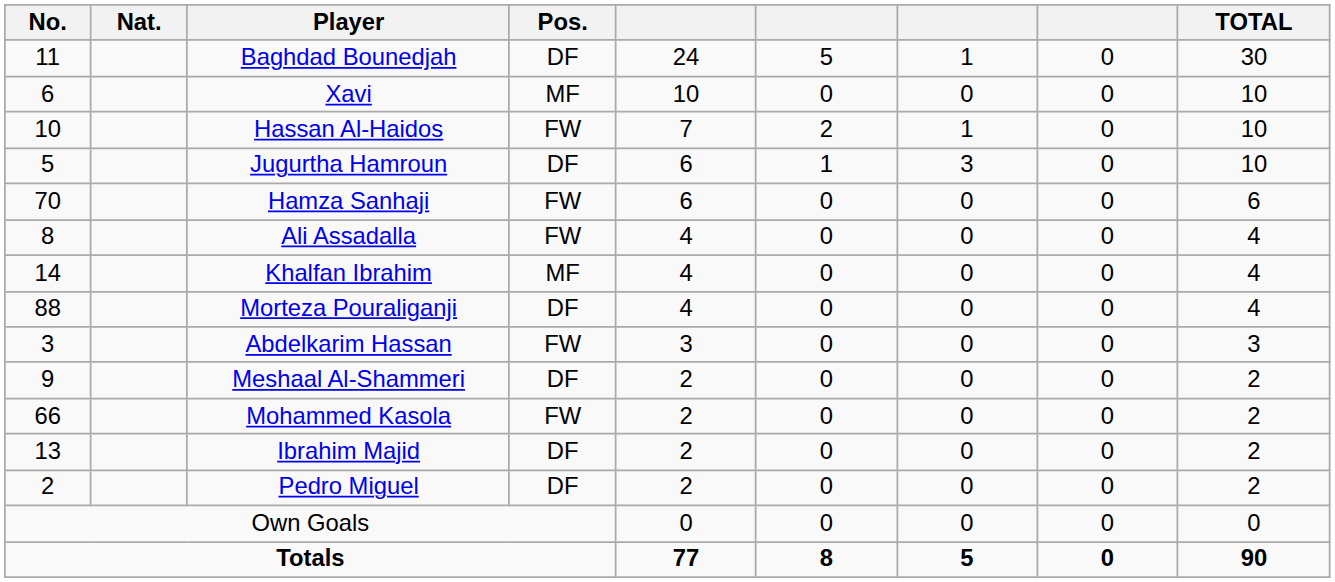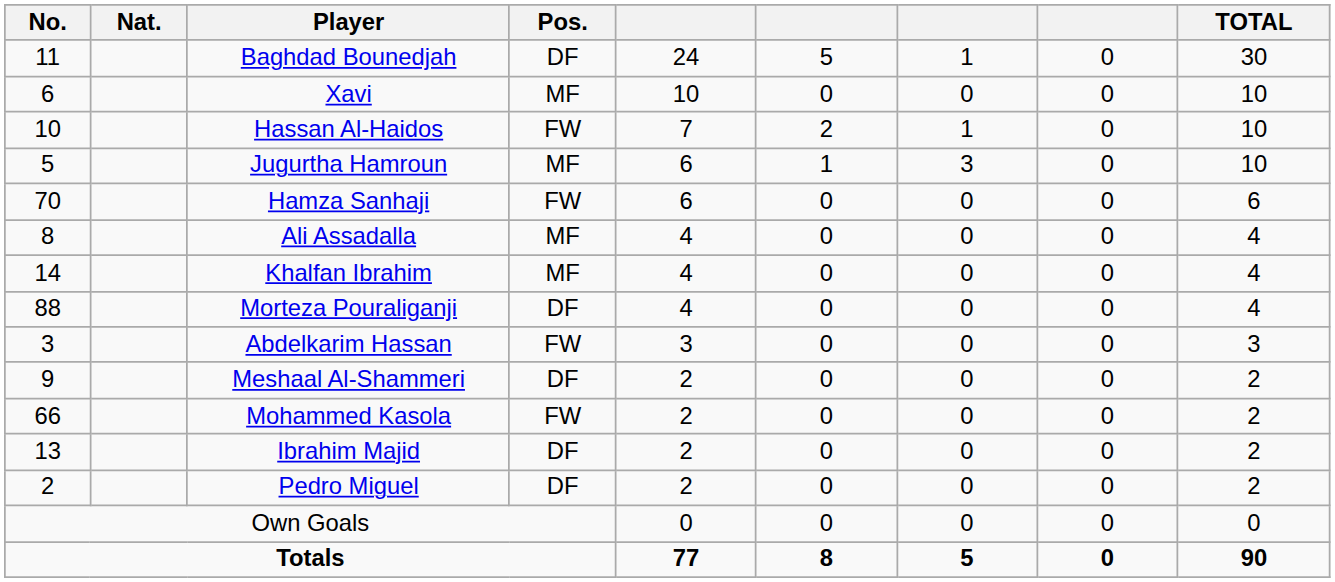(563, 165) DF -> (563, 165) MF
(563, 236) FW -> (563, 236) MF
